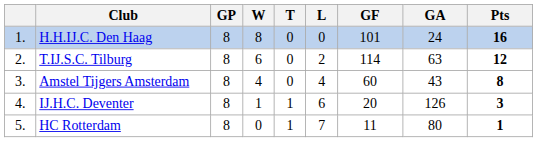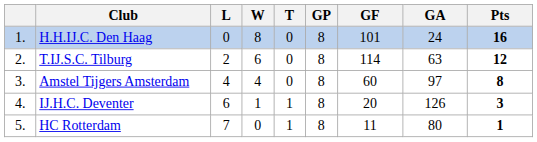columns swapped: (226, 15) <-> (322, 15)
(435, 81) 43 -> (435, 81) 97
